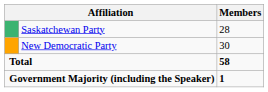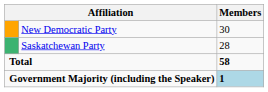rows swapped: (69, 45) <-> (63, 29)
(222, 78) no background -> (222, 78) lightblue background
